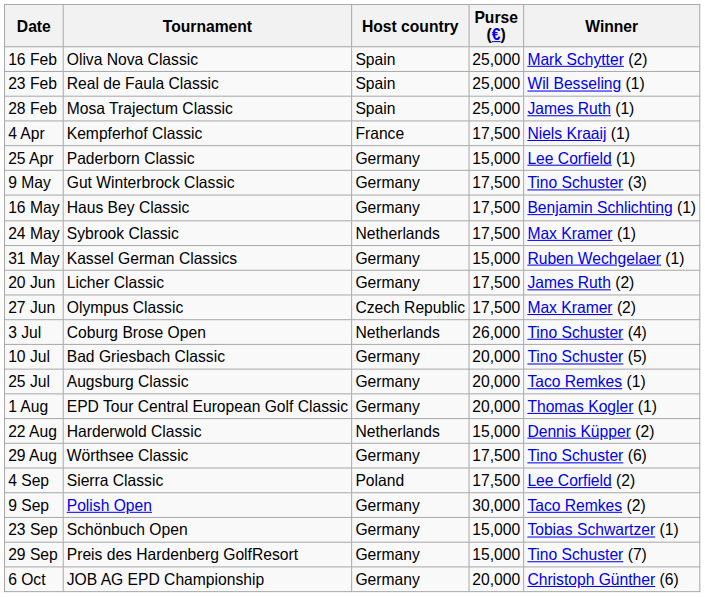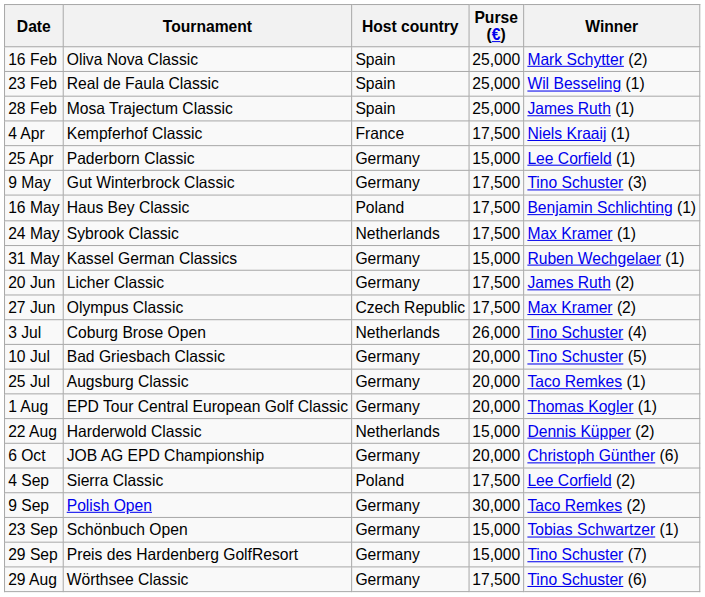(388, 208) Germany -> (380, 208) Poland
rows swapped: (33, 456) <-> (27, 580)
